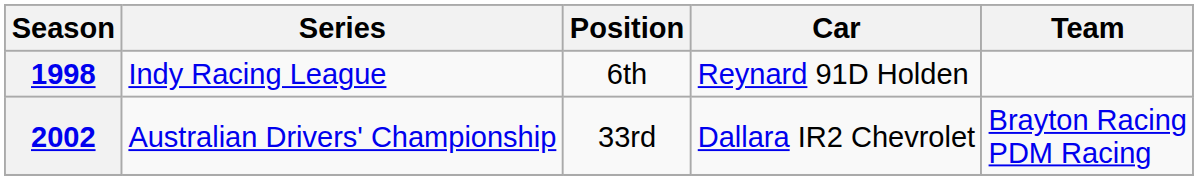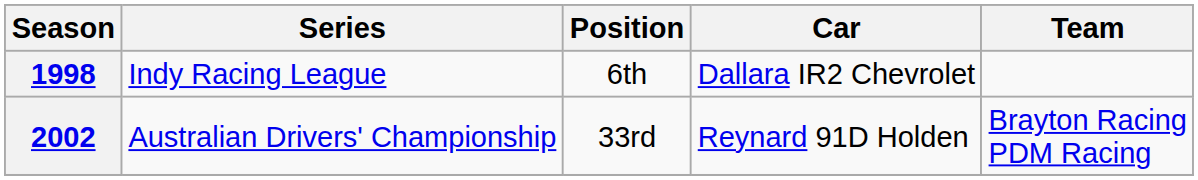(833, 74) Reynard 91D Holden -> (836, 74) Dallara IR2 Chevrolet
(836, 136) Dallara IR2 Chevrolet -> (833, 136) Reynard 91D Holden
